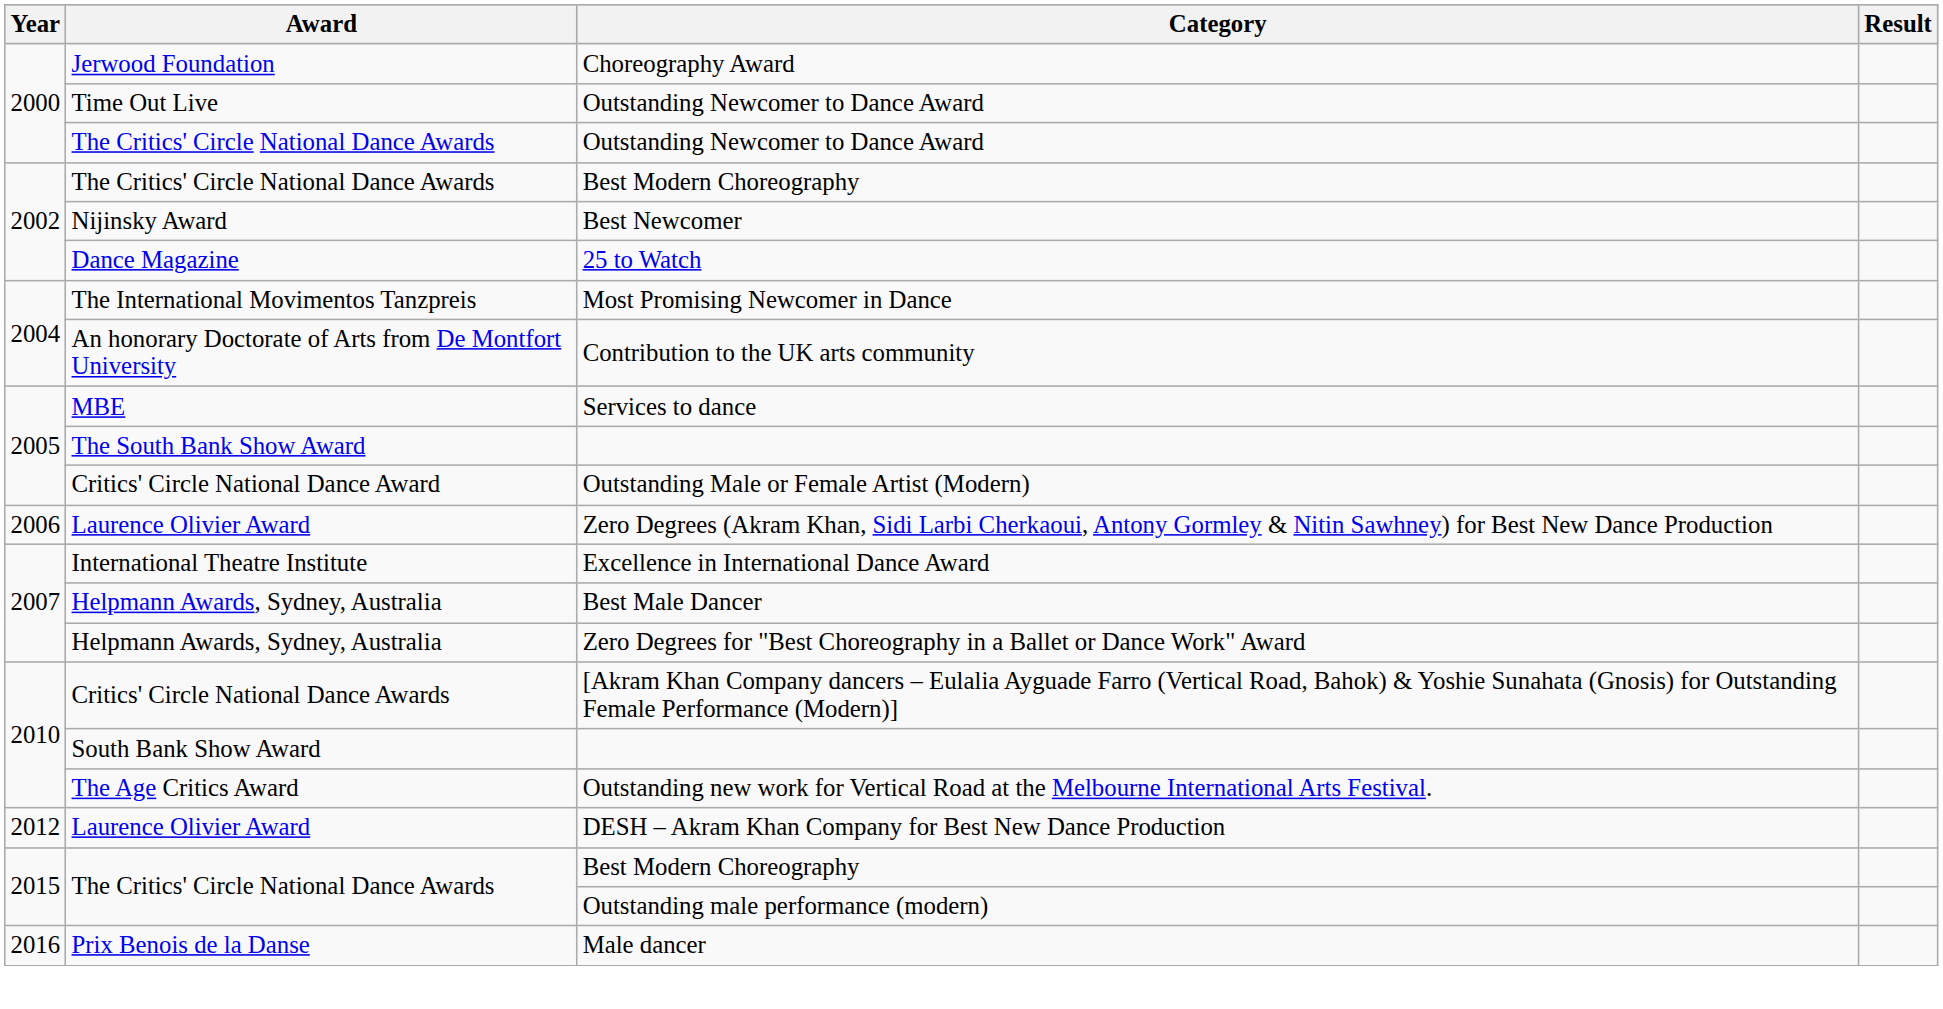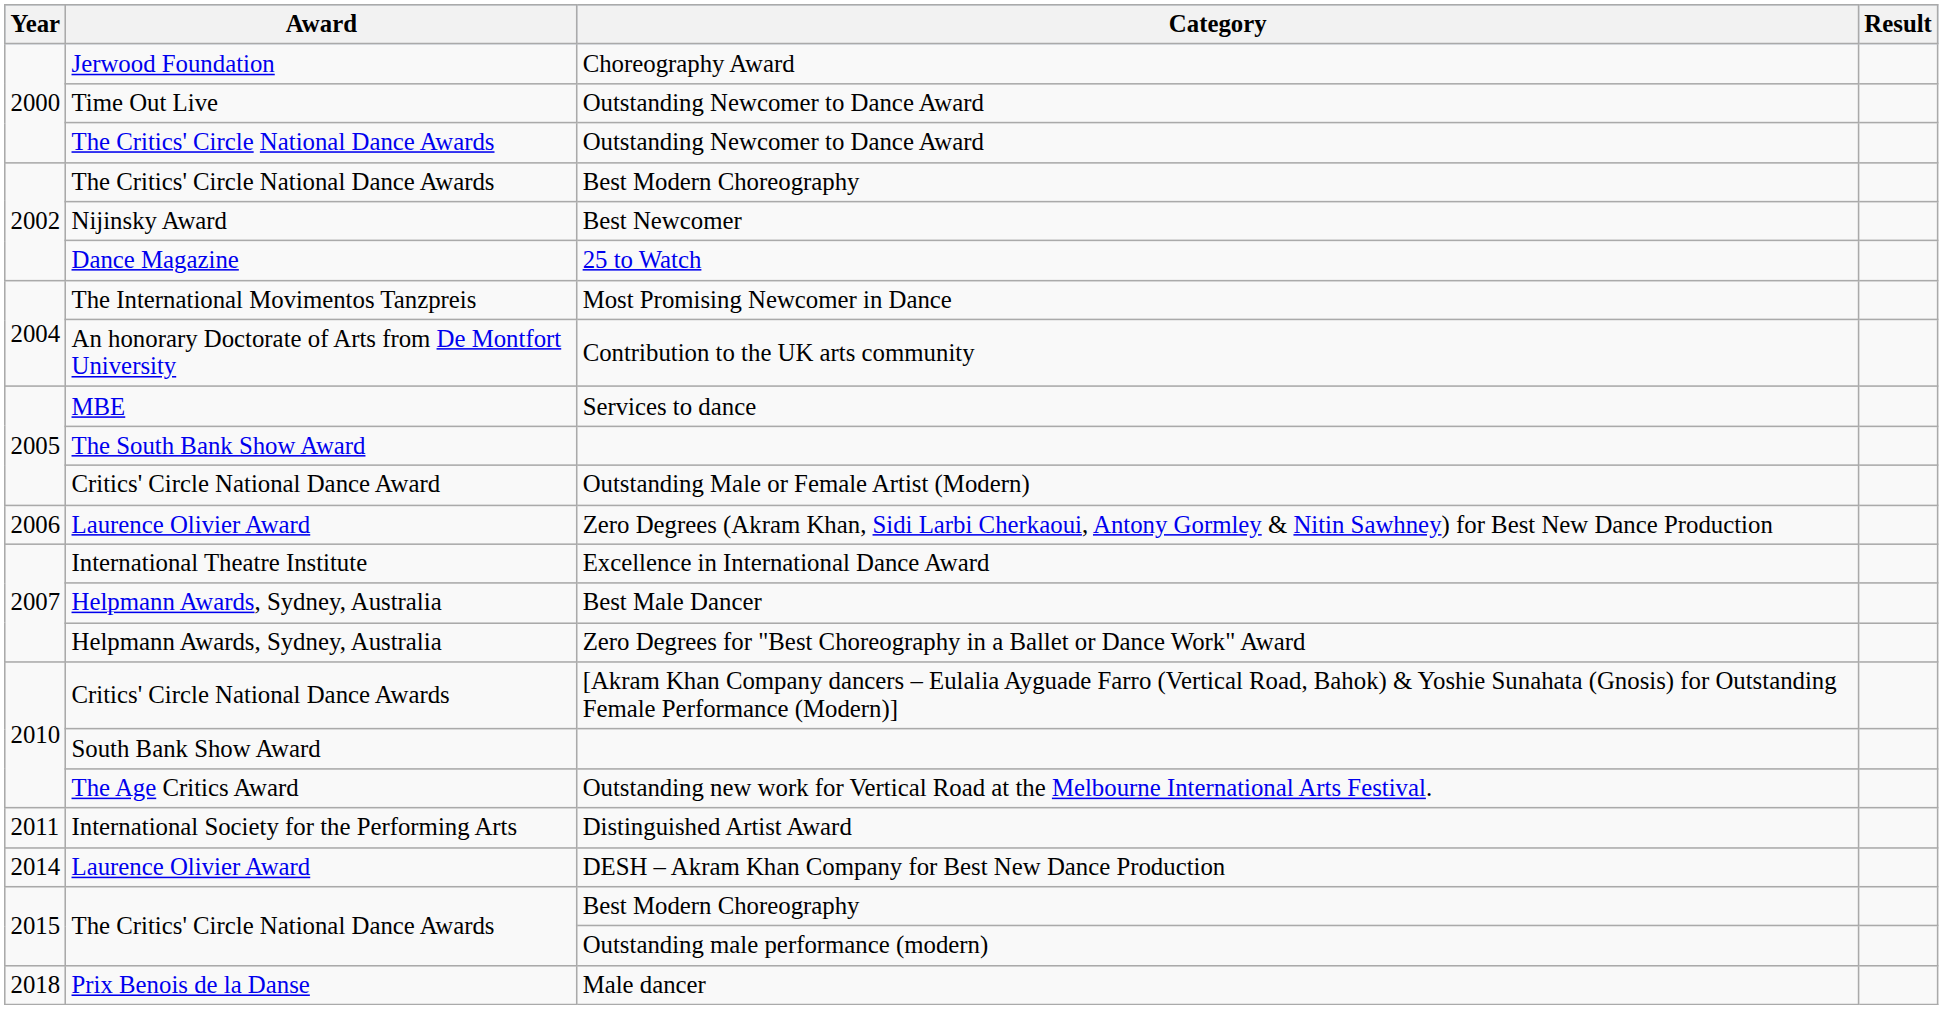+ row: (294, 827)
(35, 827) 2012 -> (35, 866) 2014
(35, 945) 2016 -> (35, 984) 2018
